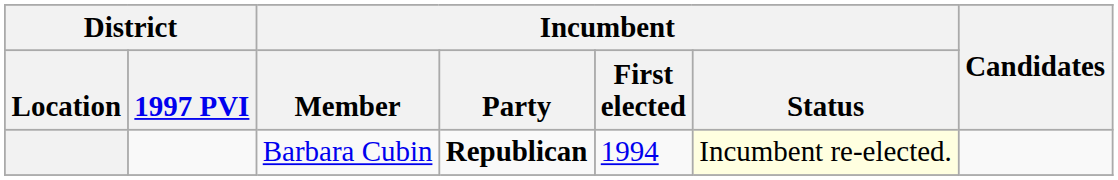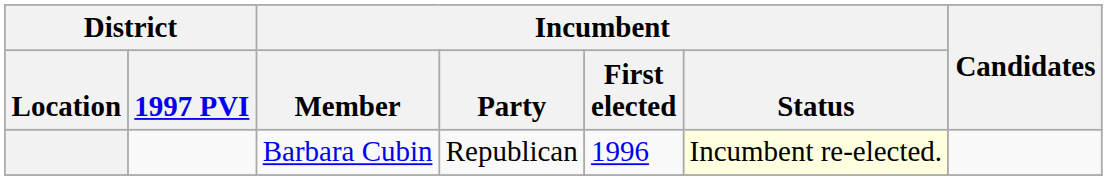(517, 151) bold -> (512, 151) normal
(630, 151) 1994 -> (620, 151) 1996
